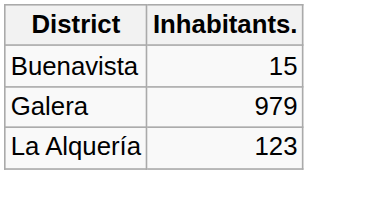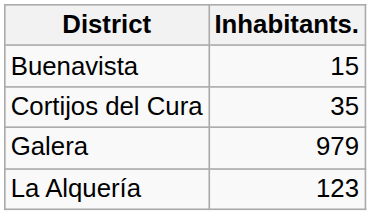+ row: (107, 106)
